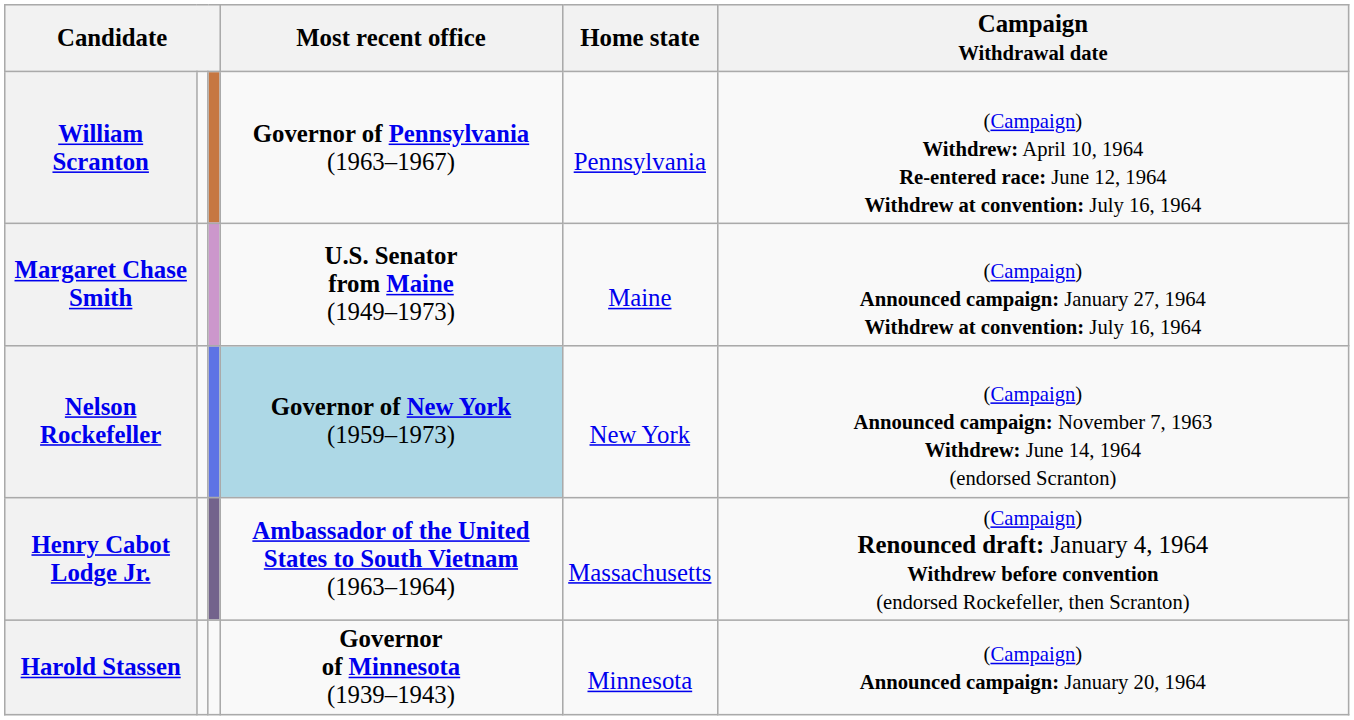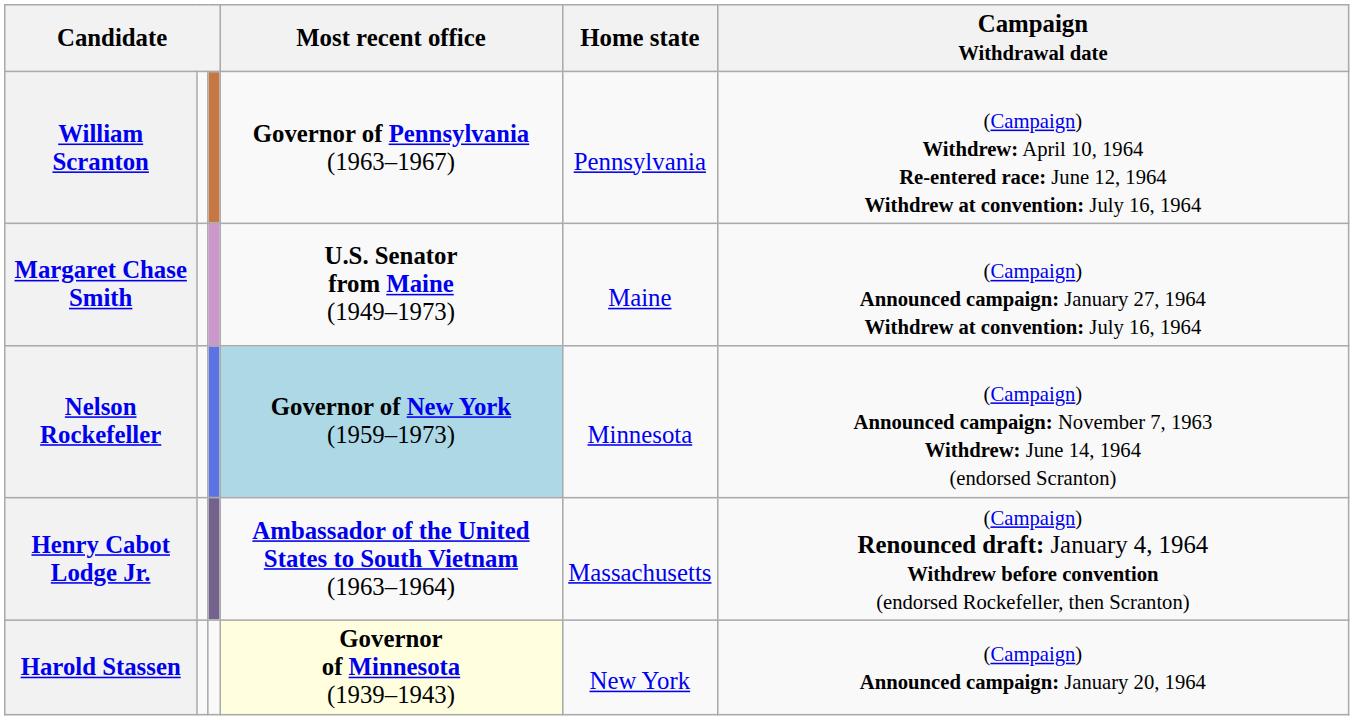(640, 435) New York -> (640, 435) Minnesota
(391, 667) no background -> (391, 667) lightyellow background
(640, 681) Minnesota -> (640, 681) New York
